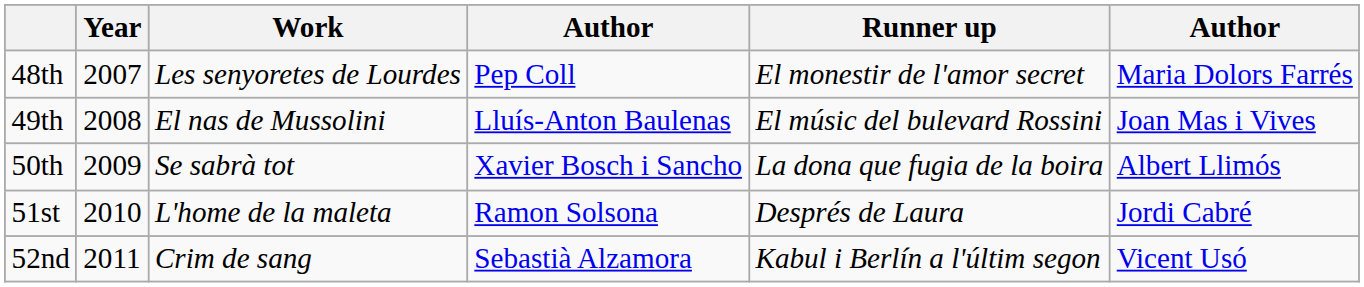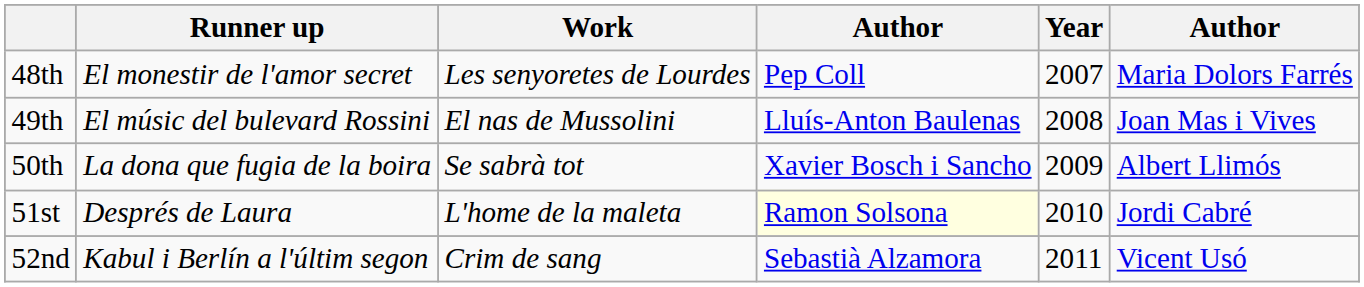columns swapped: (112, 27) <-> (929, 27)
(566, 212) no background -> (856, 212) lightyellow background
